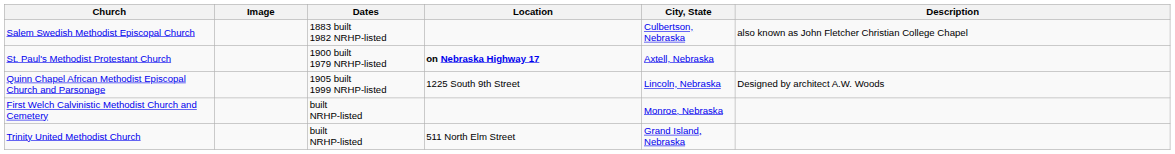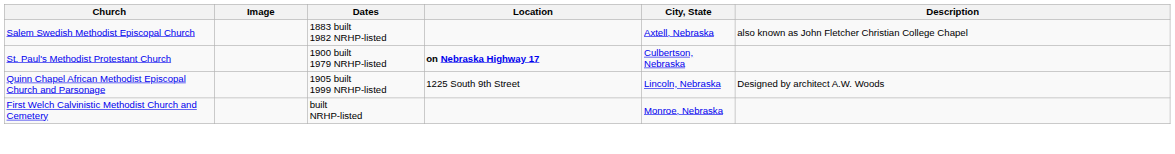(669, 32) Culbertson, Nebraska -> (679, 32) Axtell, Nebraska
(679, 58) Axtell, Nebraska -> (669, 58) Culbertson, Nebraska
- row: (74, 136)
